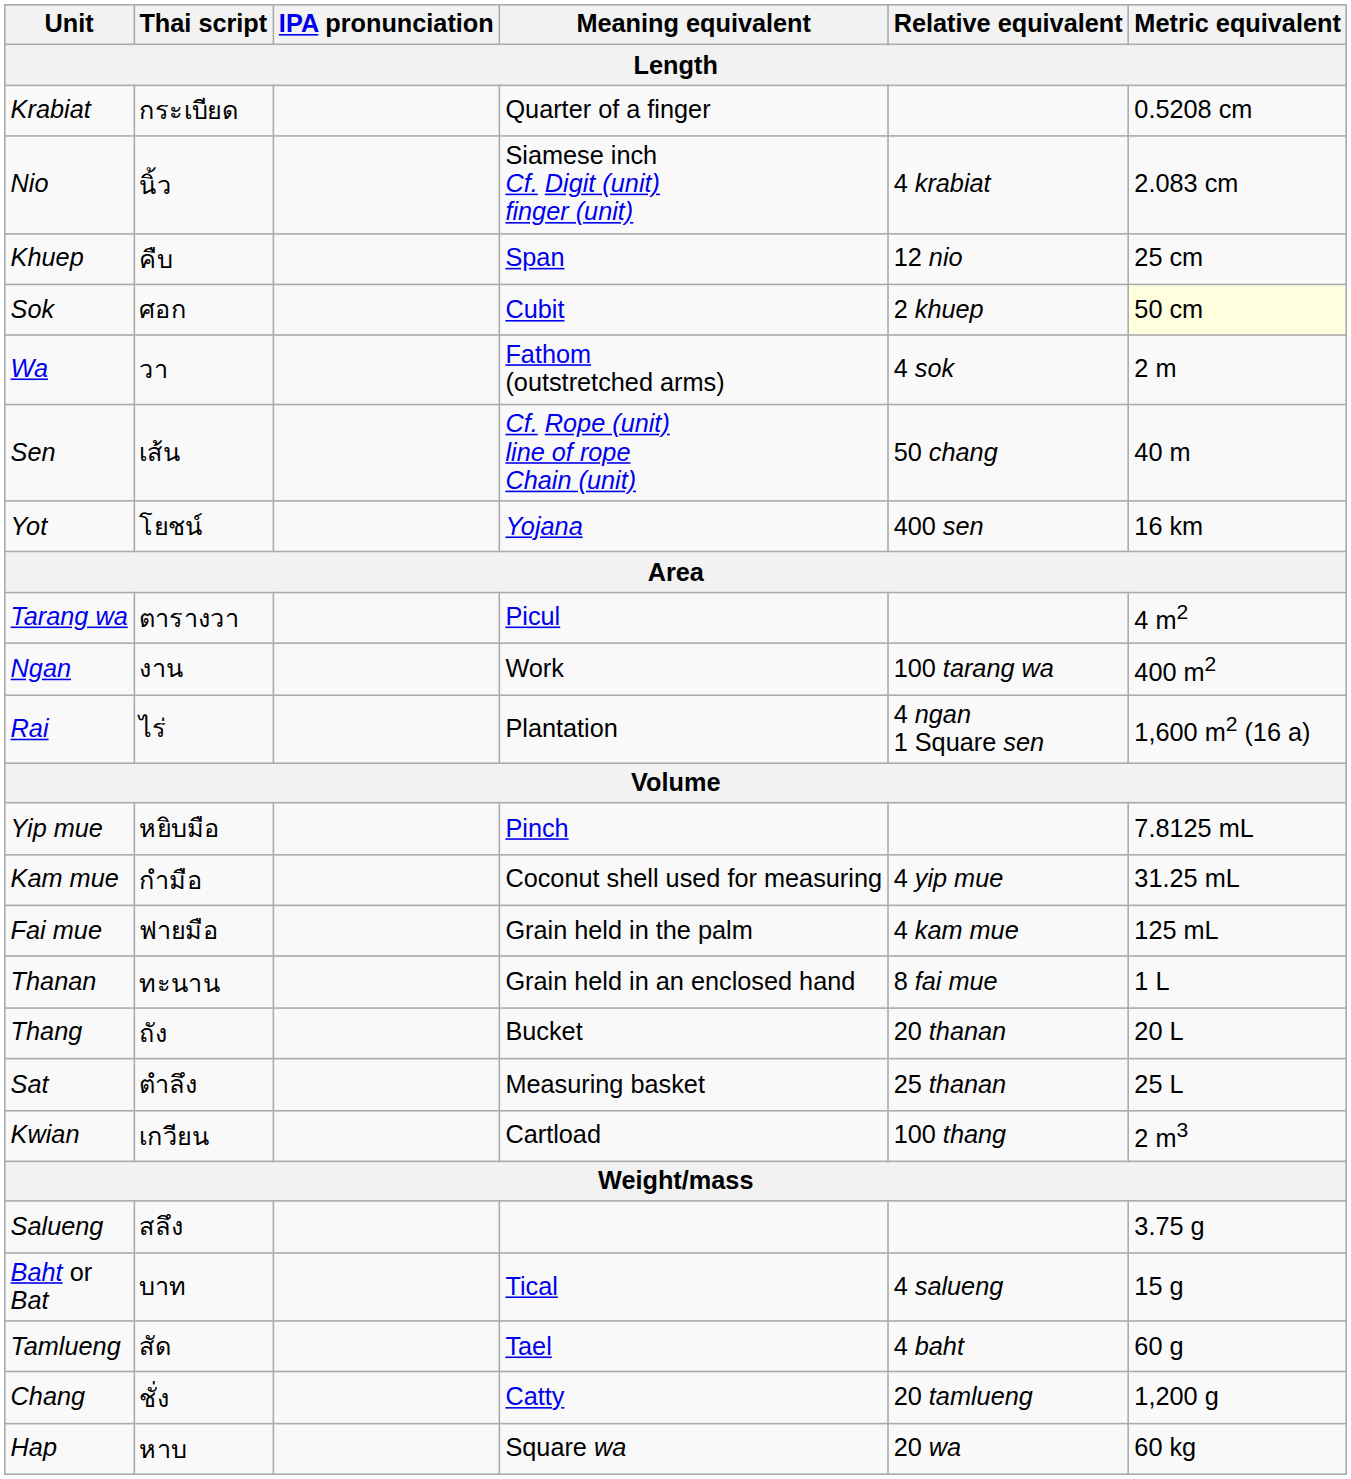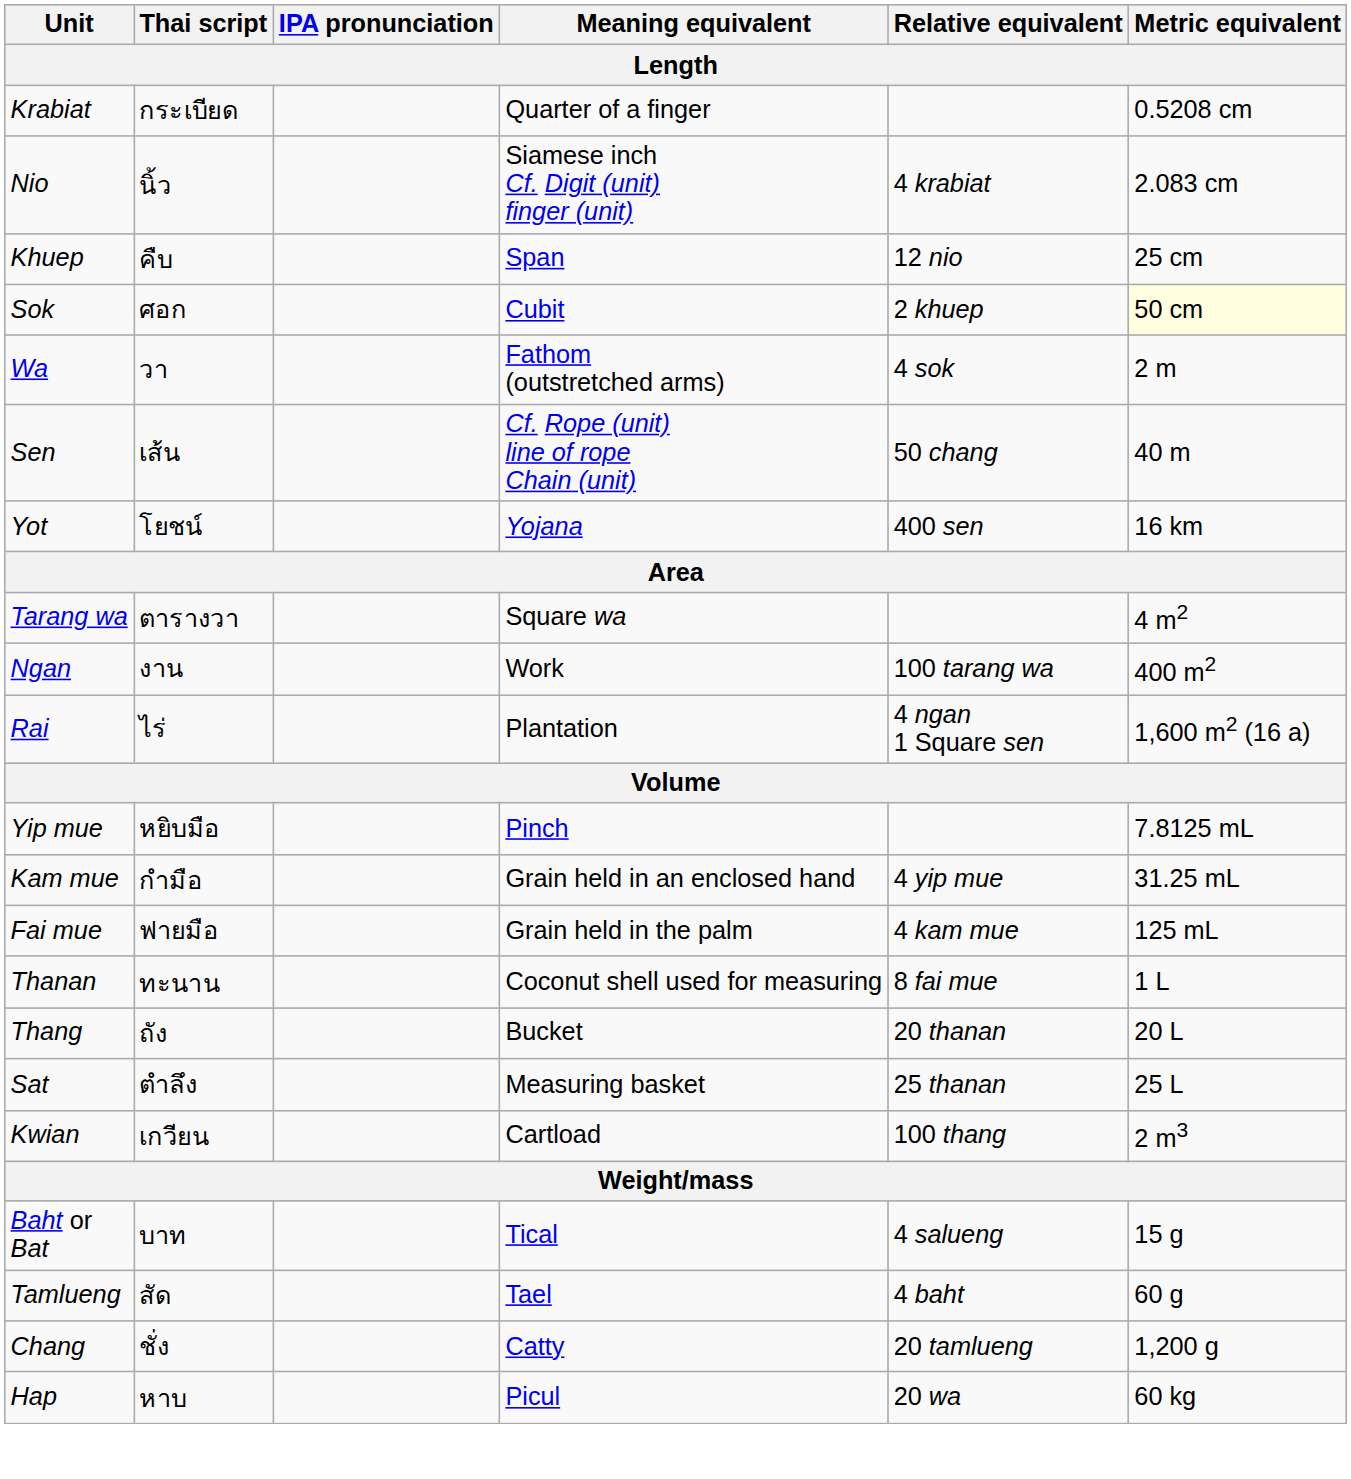(533, 617) Picul -> (566, 617) Square wa
(694, 879) Coconut shell used for measuring -> (680, 879) Grain held in an enclosed hand
(680, 981) Grain held in an enclosed hand -> (694, 981) Coconut shell used for measuring
- row: (57, 1226)
(566, 1448) Square wa -> (533, 1397) Picul
